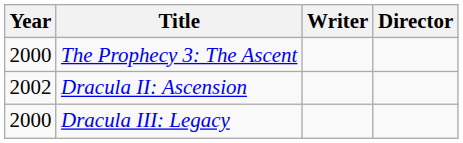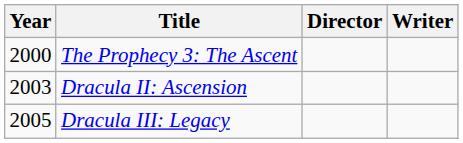columns swapped: (416, 21) <-> (338, 21)
(30, 87) 2002 -> (30, 87) 2003
(30, 120) 2000 -> (30, 120) 2005
